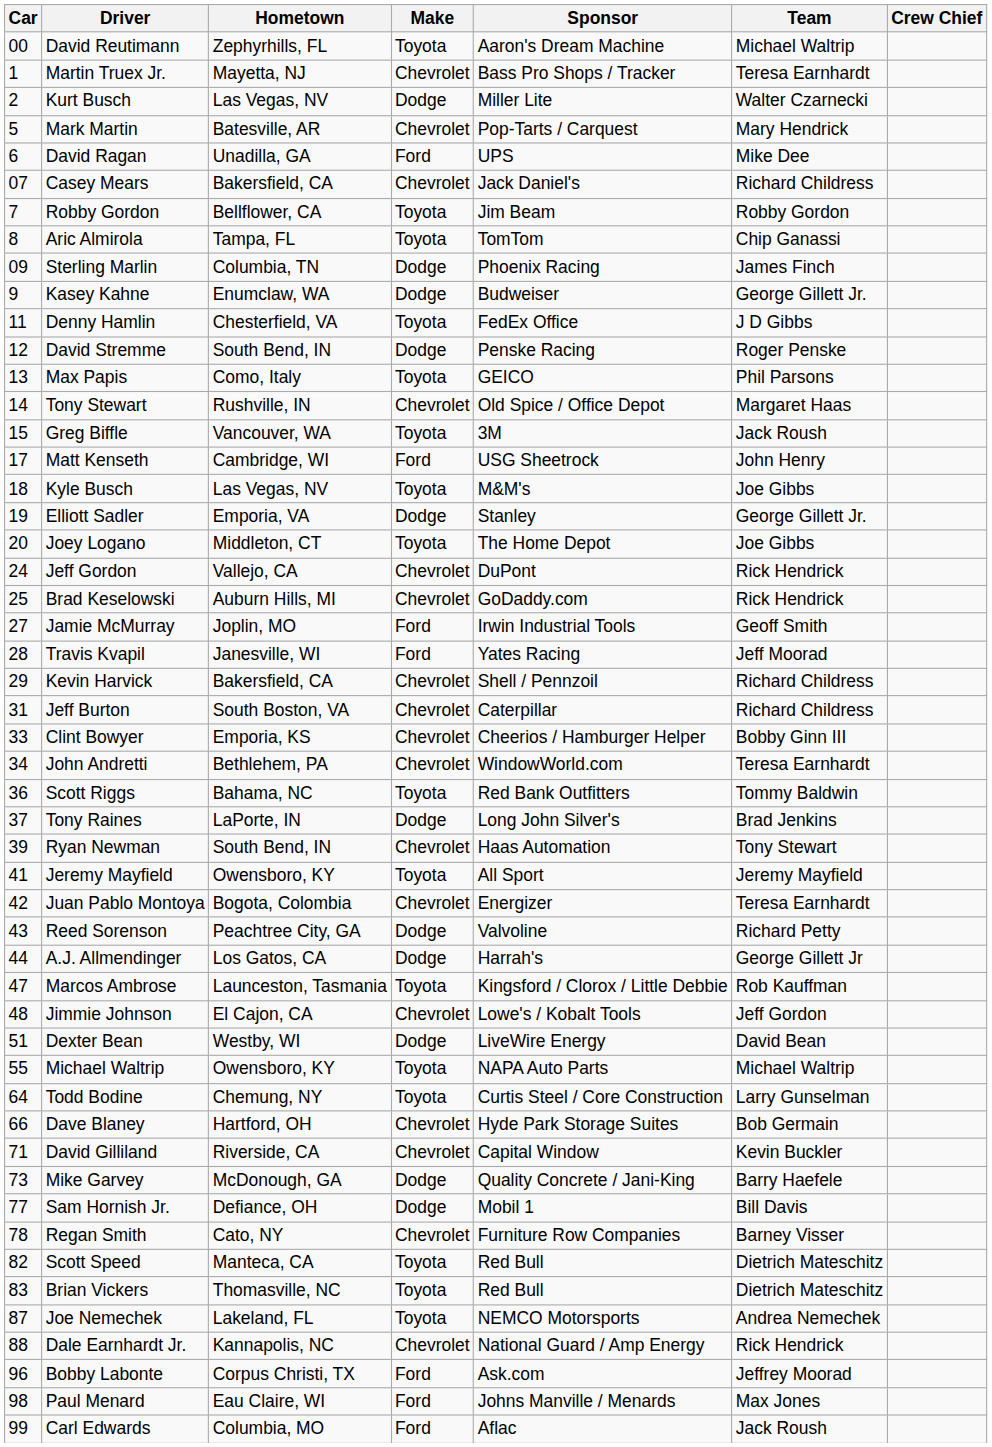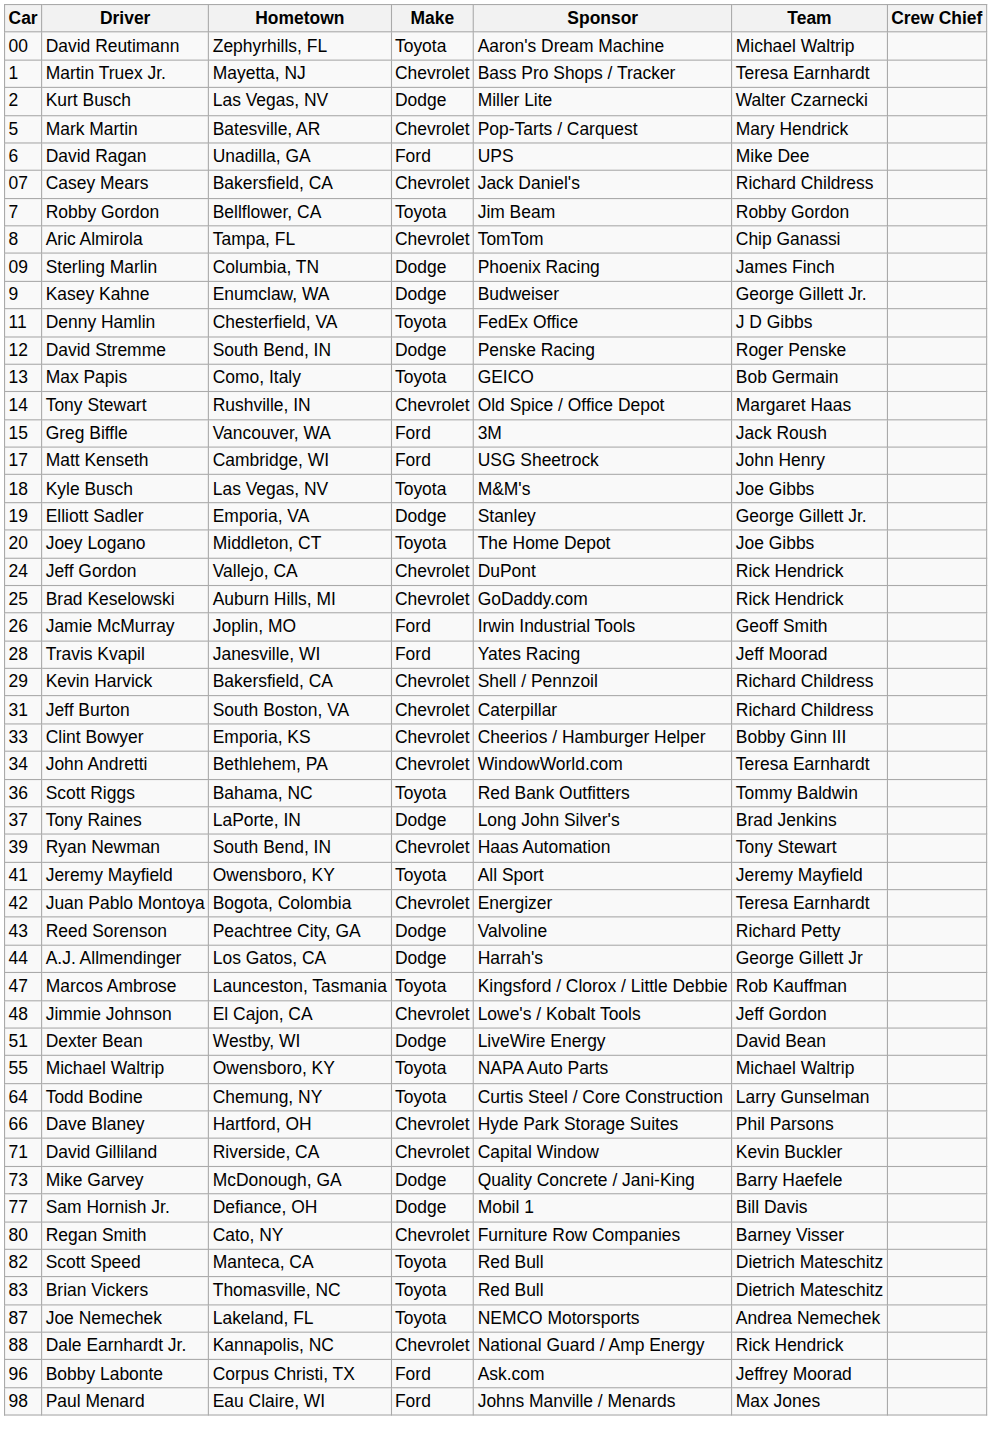(421, 239) Toyota -> (432, 239) Chevrolet
(785, 377) Phil Parsons -> (787, 377) Bob Germain
(421, 433) Toyota -> (413, 433) Ford
(18, 626) 27 -> (18, 626) 26
(787, 1124) Bob Germain -> (785, 1124) Phil Parsons
(18, 1235) 78 -> (18, 1235) 80
- row: (98, 1428)
